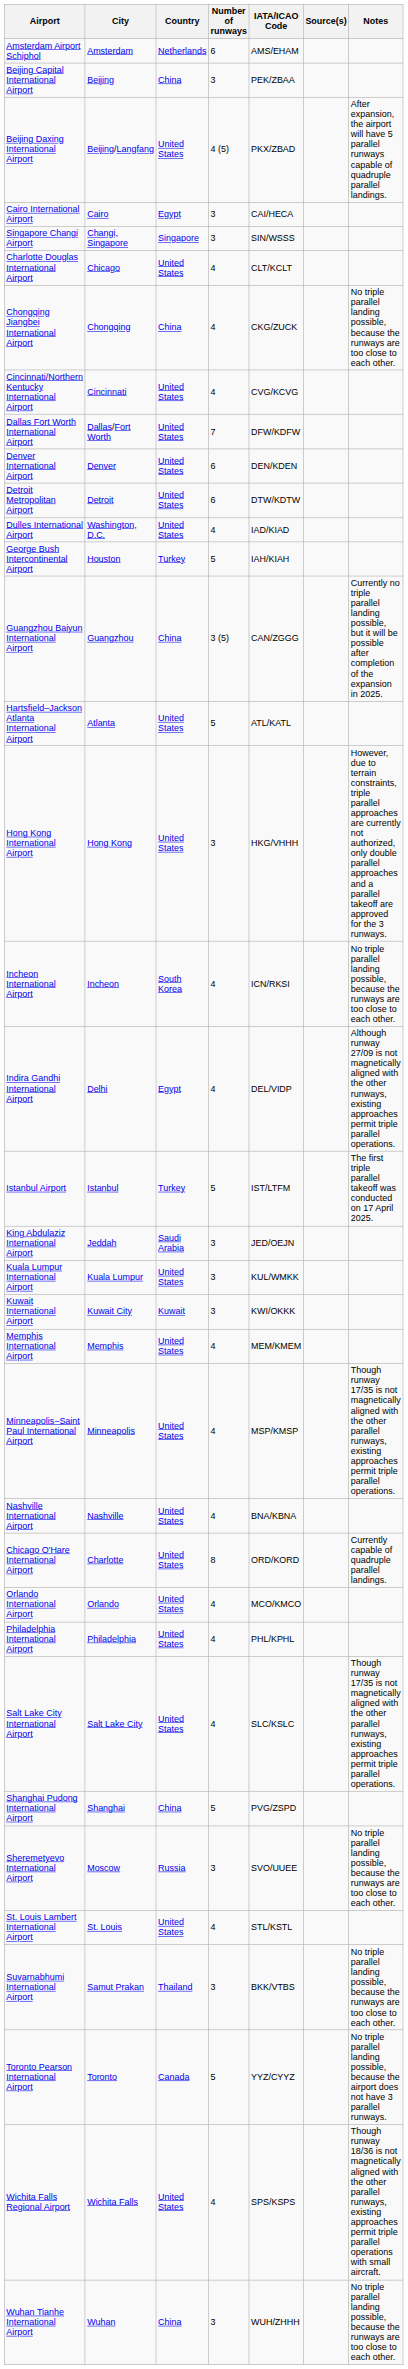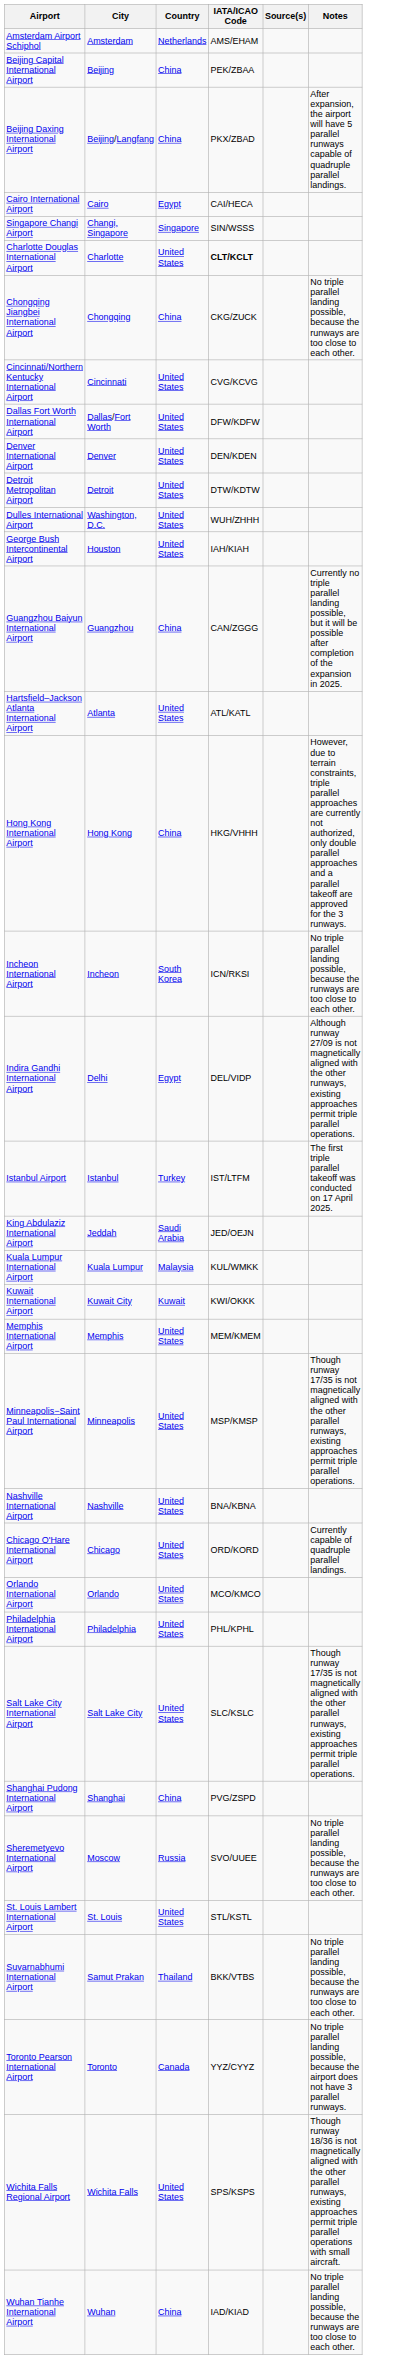- column: (229, 21)
(171, 149) United States -> (170, 139) China
(104, 268) Chicago -> (105, 258) Charlotte
(271, 268) normal -> (232, 258) bold
(270, 529) IAD/KIAD -> (235, 519) WUH/ZHHH
(172, 559) Turkey -> (171, 549) United States
(171, 843) United States -> (170, 833) China
(171, 1277) United States -> (176, 1267) Malaysia
(105, 1560) Charlotte -> (104, 1550) Chicago
(275, 2322) WUH/ZHHH -> (230, 2312) IAD/KIAD
